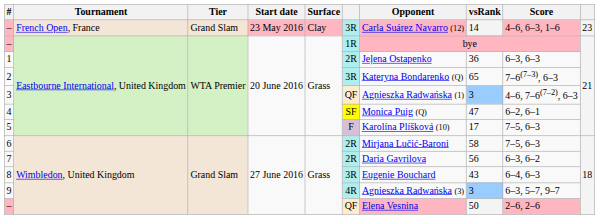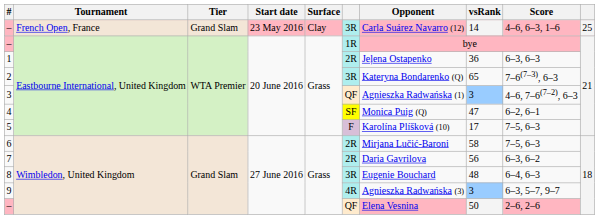(587, 28) 23 -> (587, 28) 25
(474, 175) 43 -> (474, 175) 48
